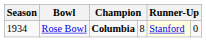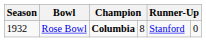(17, 28) 1934 -> (17, 28) 1932
(167, 28) lightyellow background -> (167, 28) no background
